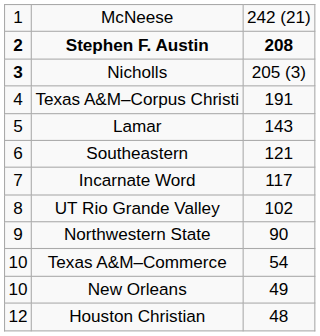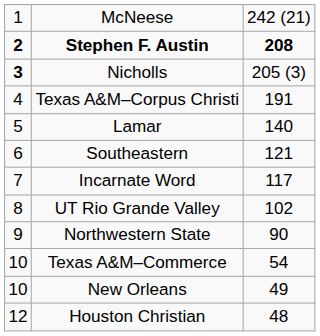(279, 126) 143 -> (279, 126) 140
